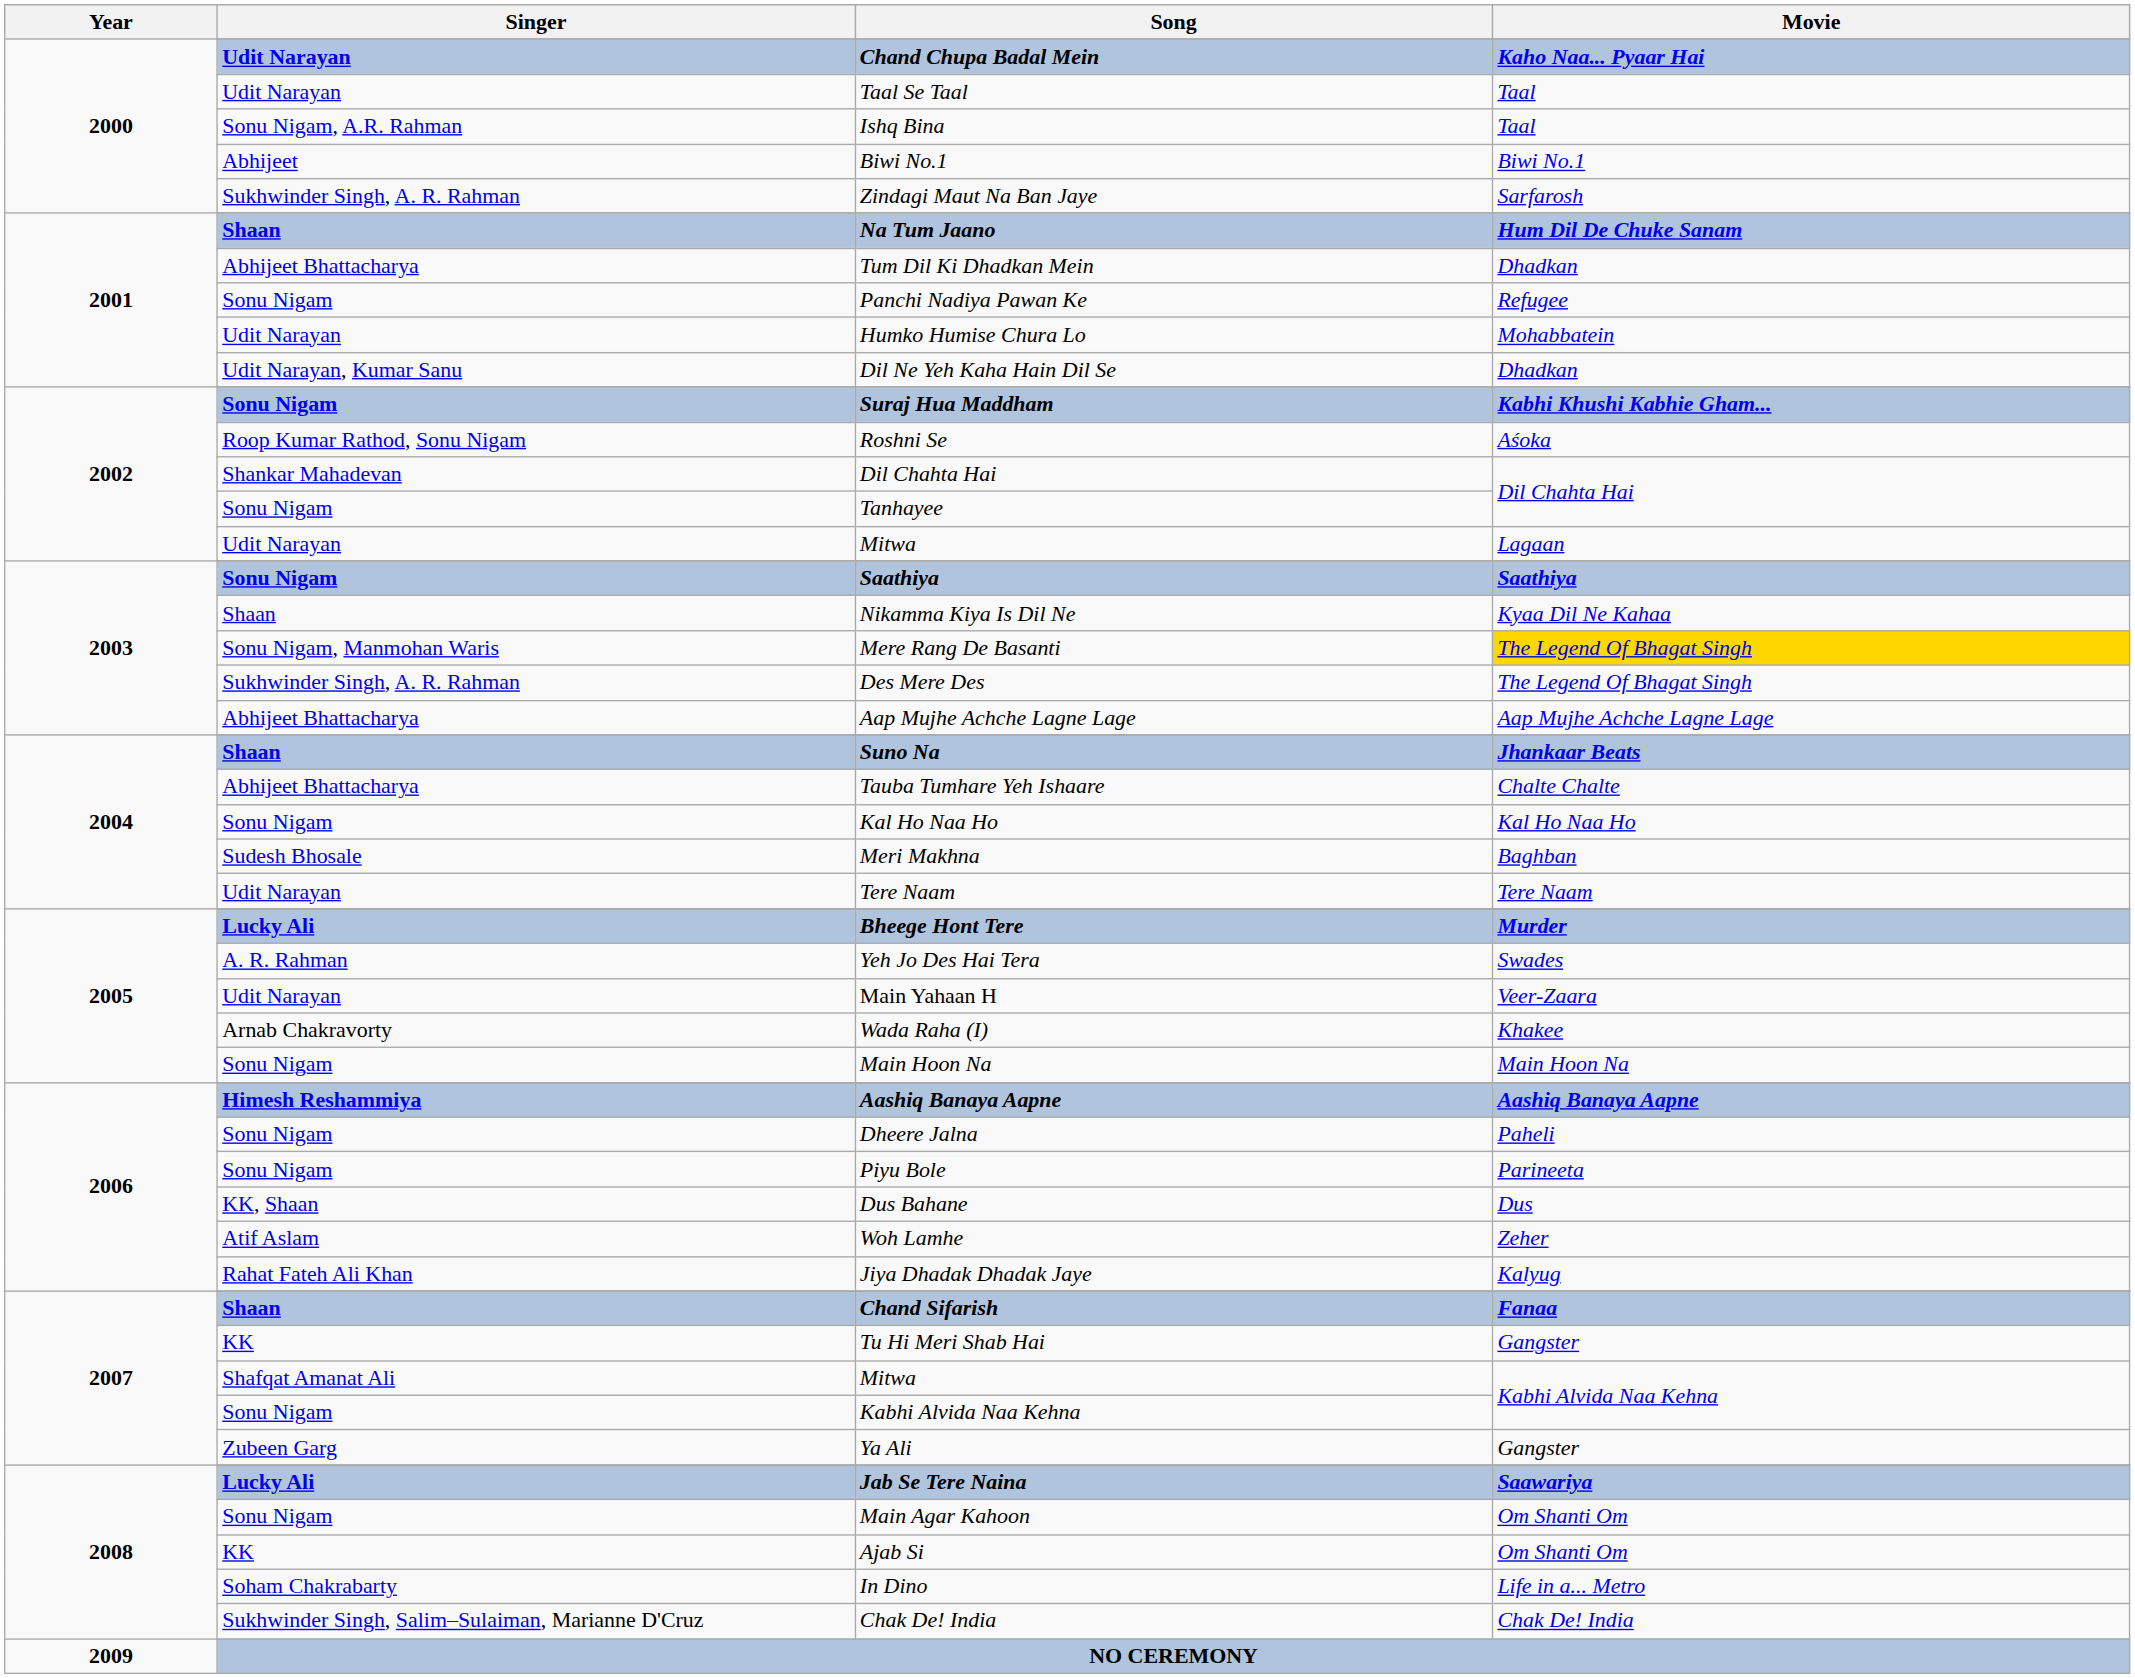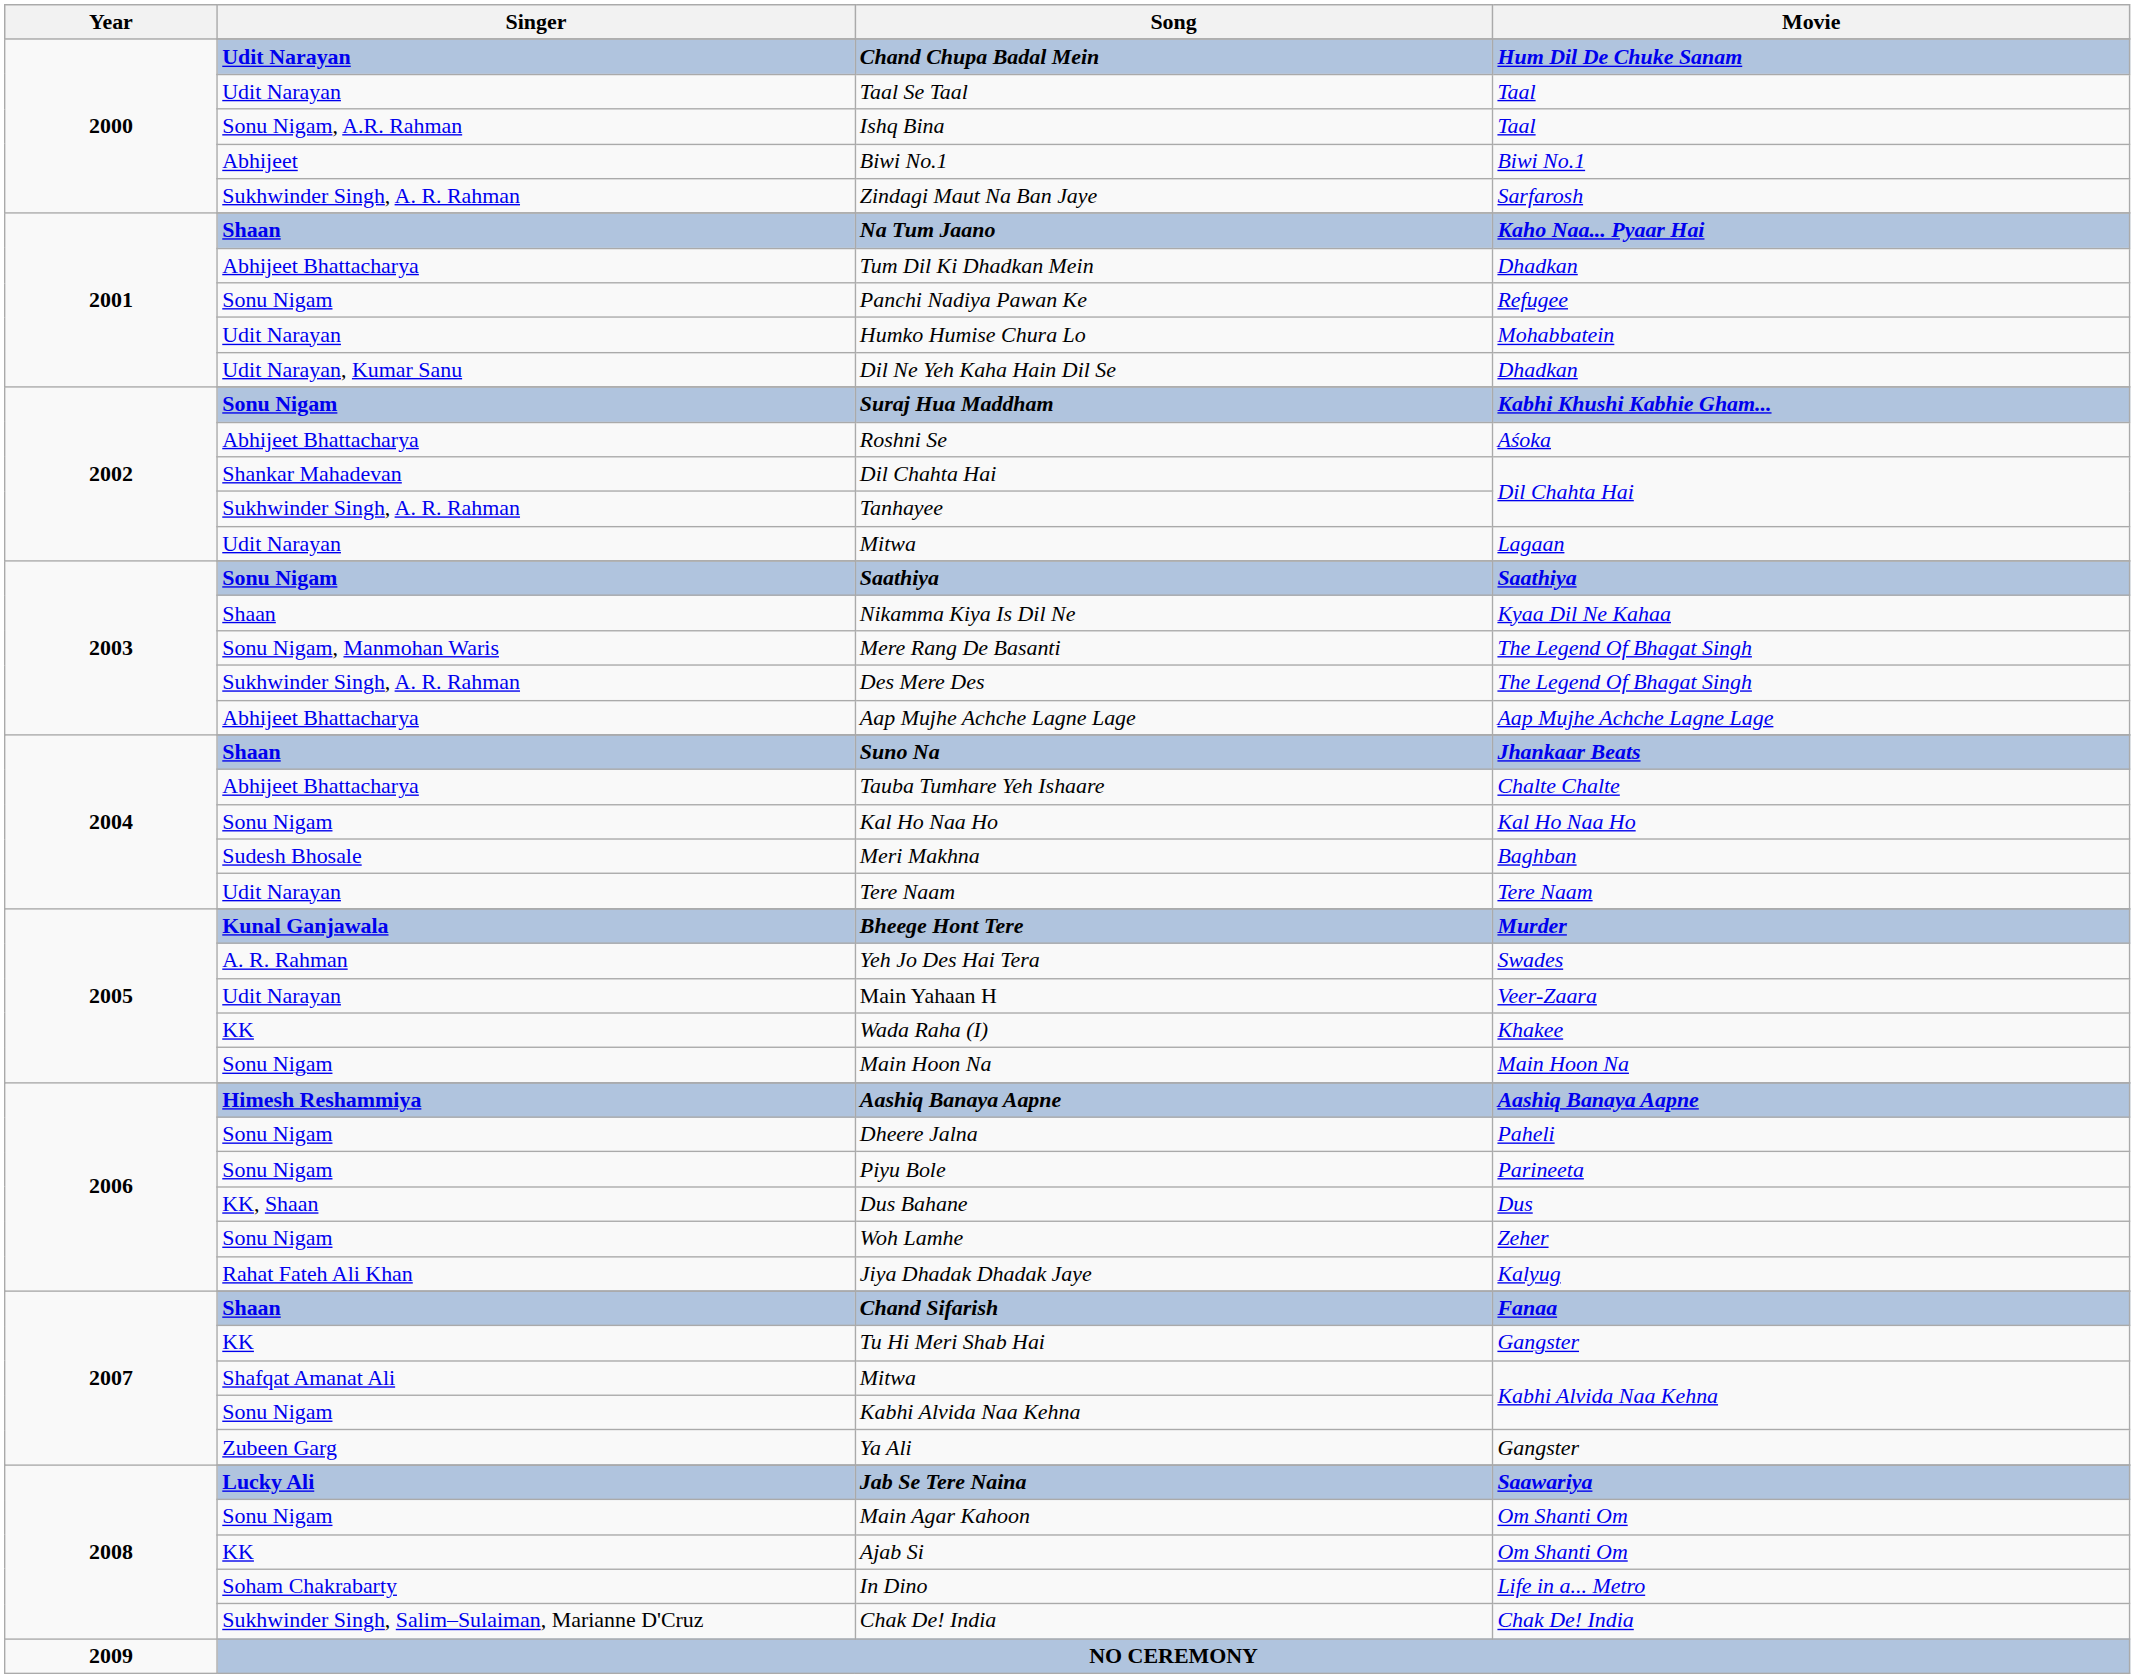(1601, 56) Kaho Naa... Pyaar Hai -> (1620, 56) Hum Dil De Chuke Sanam
(1620, 230) Hum Dil De Chuke Sanam -> (1601, 230) Kaho Naa... Pyaar Hai
(374, 439) Roop Kumar Rathod, Sonu Nigam -> (321, 439) Abhijeet Bhattacharya
(277, 508) Sonu Nigam -> (371, 508) Sukhwinder Singh, A. R. Rahman
(1625, 647) gold background -> (1625, 647) no background
(268, 925) Lucky Ali -> (305, 925) Kunal Ganjawala
(307, 1030) Arnab Chakravorty -> (238, 1030) KK
(271, 1238) Atif Aslam -> (277, 1238) Sonu Nigam
